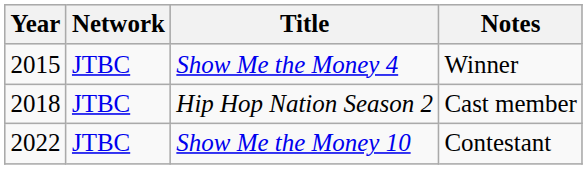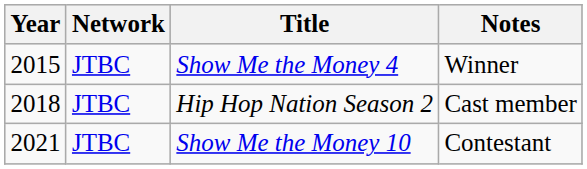(35, 143) 2022 -> (35, 143) 2021
